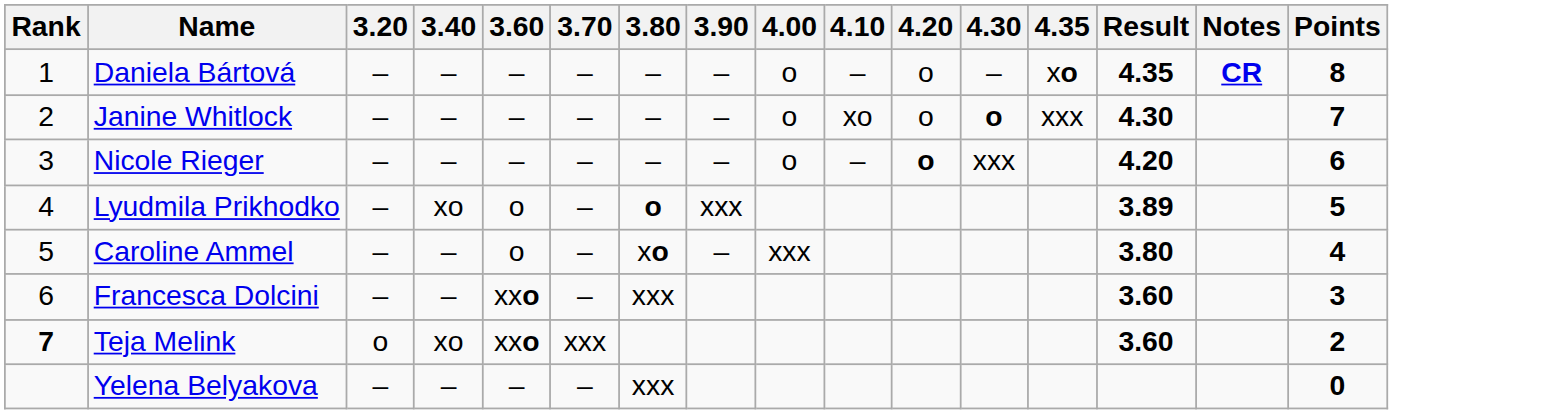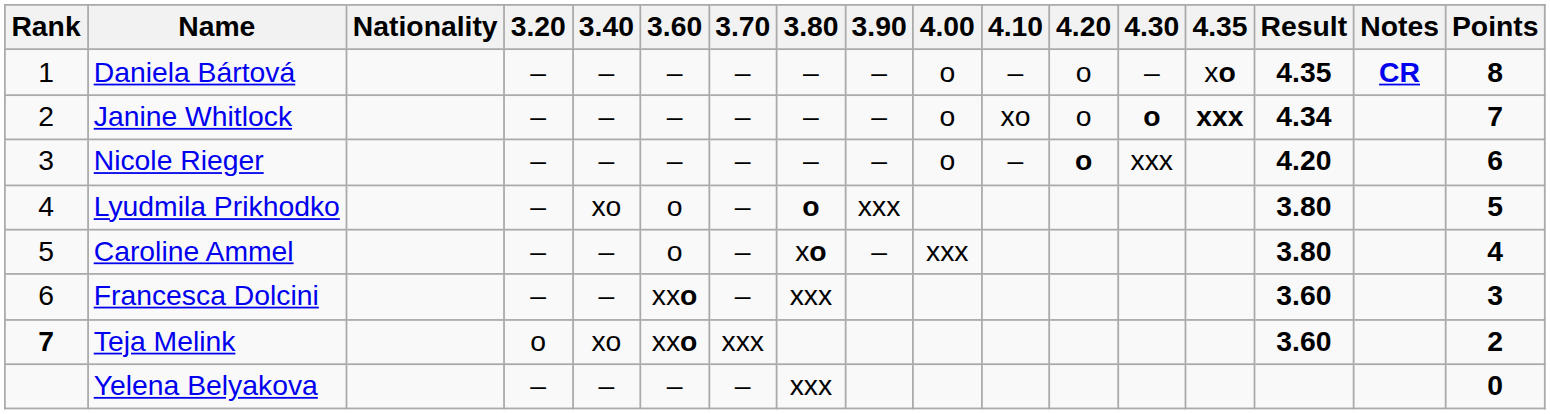+ column: (425, 26)
(1062, 116) normal -> (1220, 116) bold
(1146, 116) 4.30 -> (1304, 116) 4.34
(1146, 206) 3.89 -> (1304, 206) 3.80
